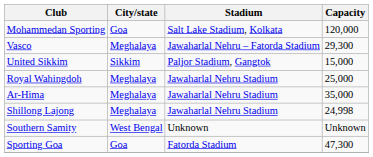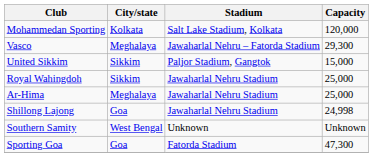(119, 29) Goa -> (126, 29) Kolkata
(133, 78) Meghalaya -> (125, 78) Sikkim
(339, 95) 35,000 -> (339, 95) 25,000
(133, 111) Meghalaya -> (119, 111) Goa
